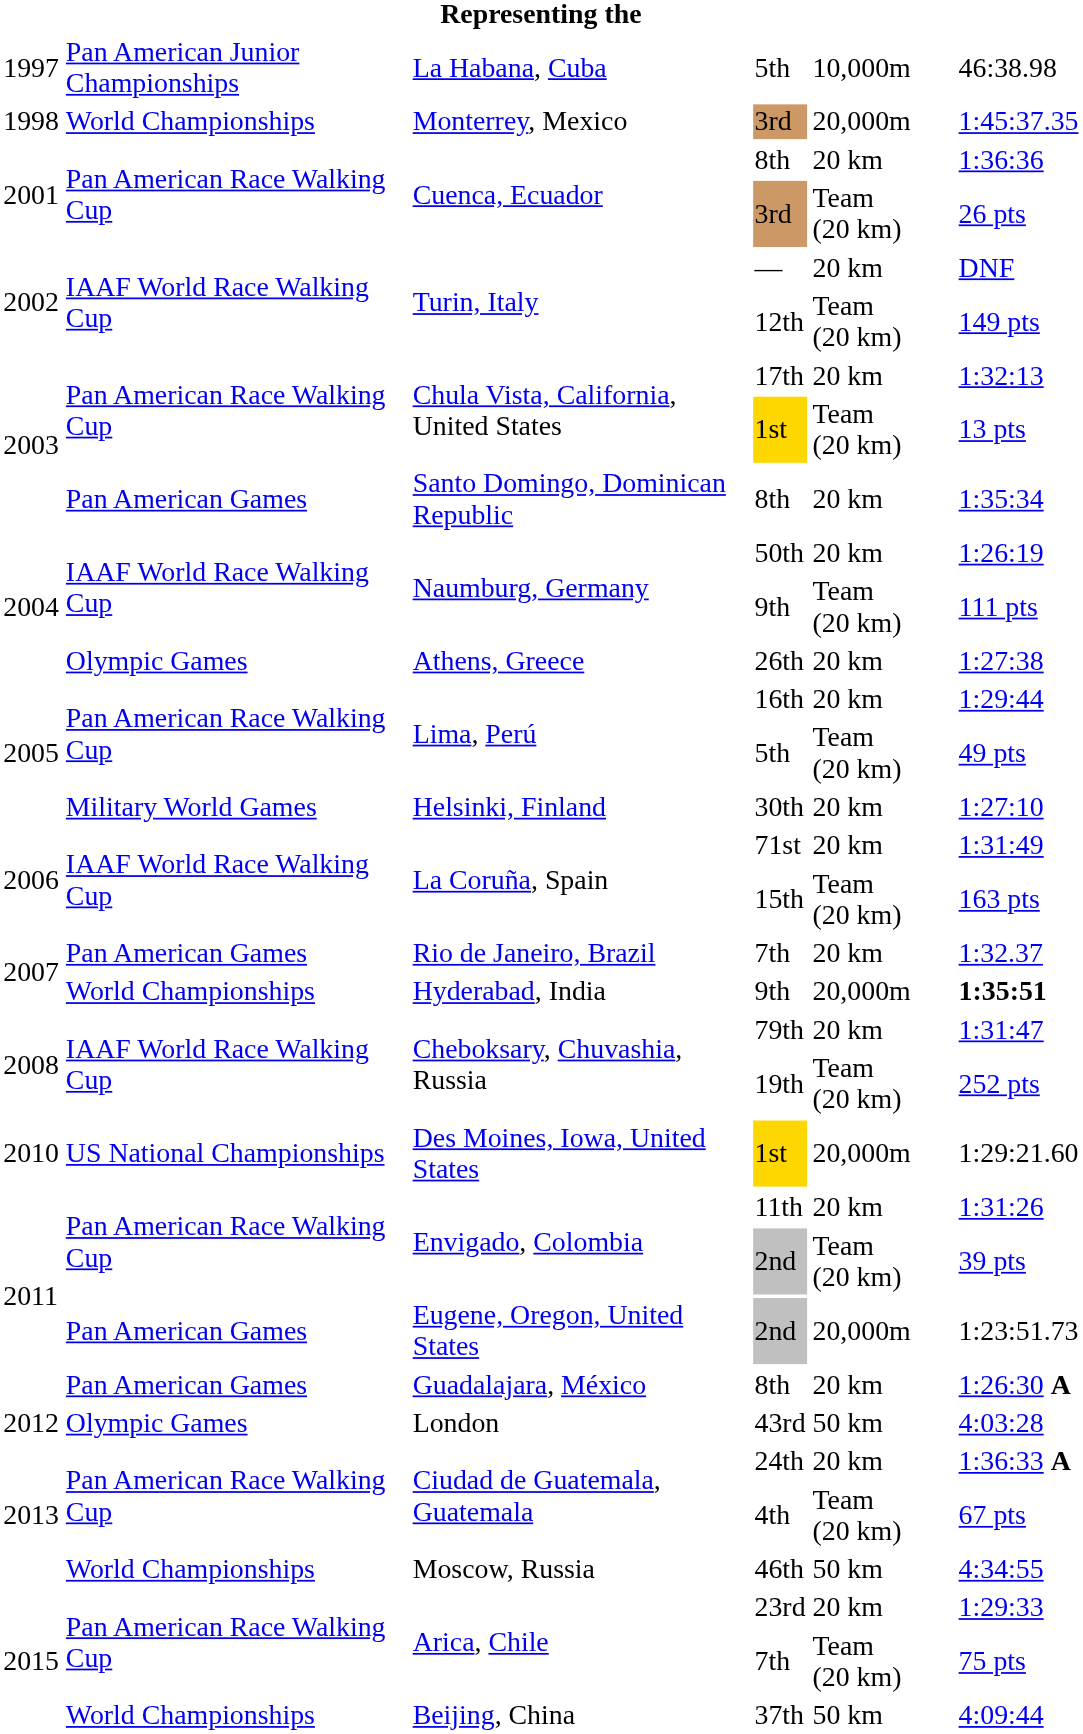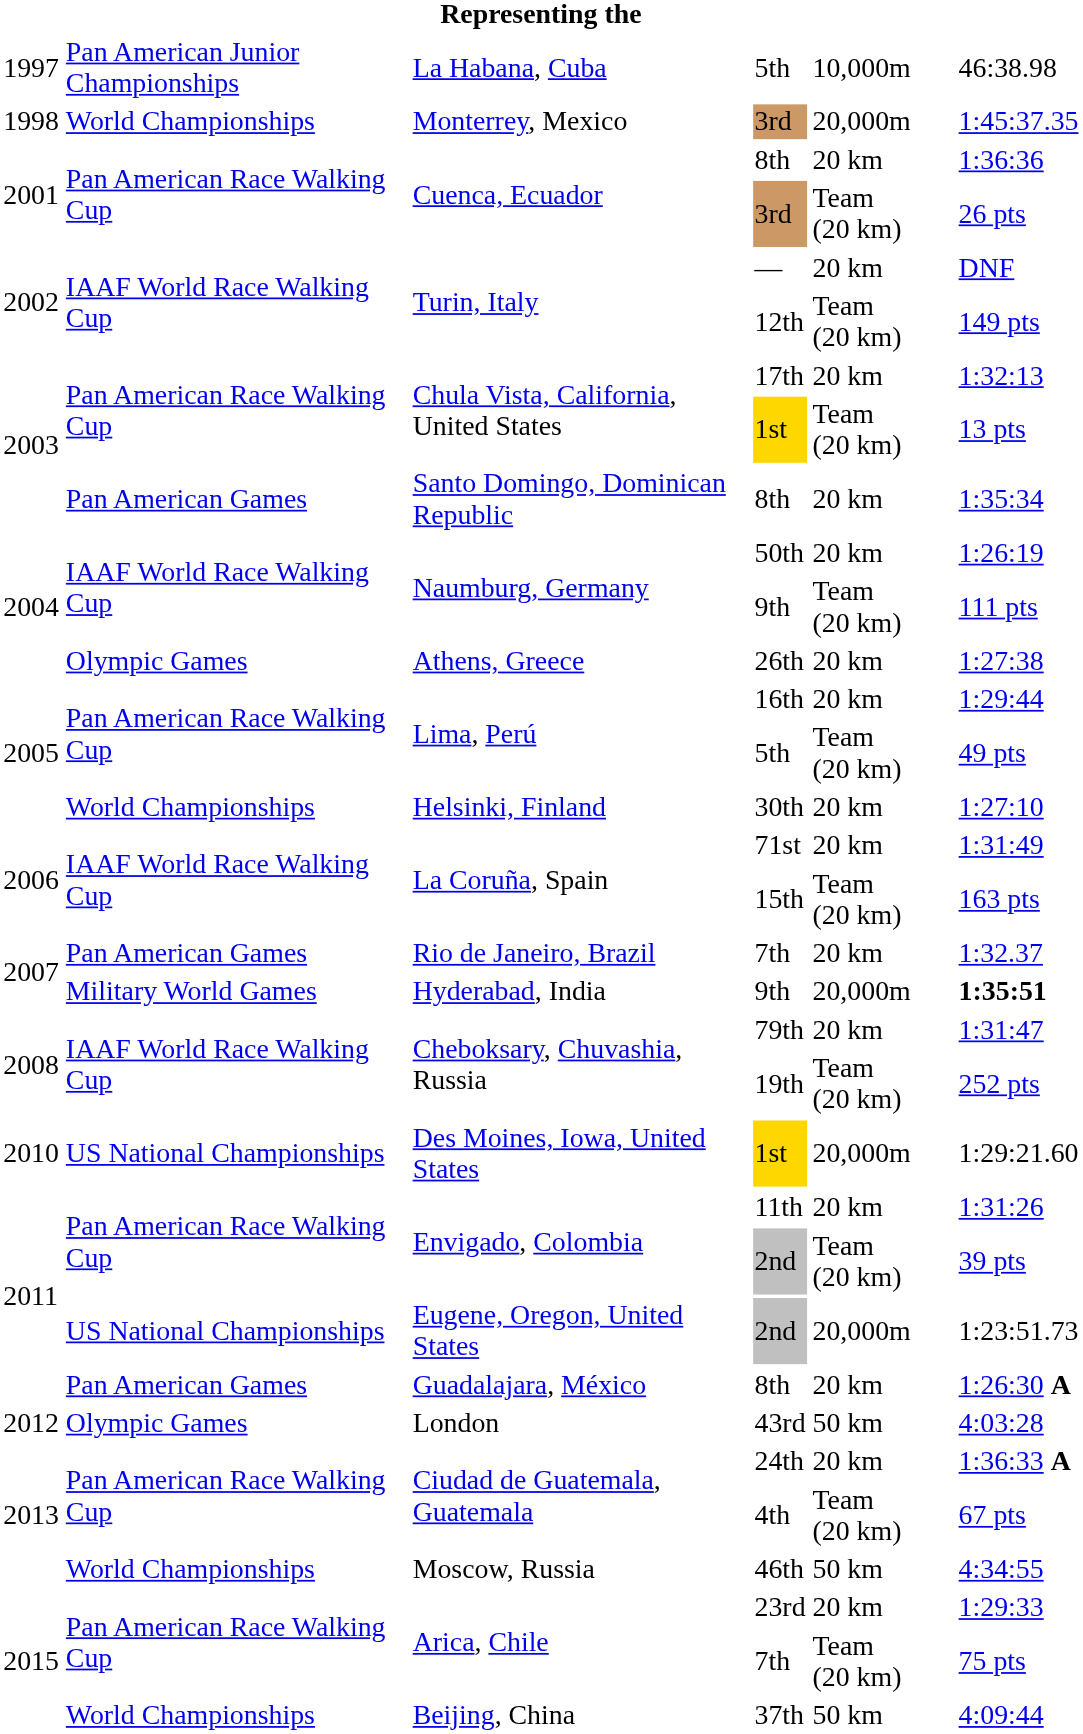(191, 806) Military World Games -> (190, 806) World Championships
(190, 991) World Championships -> (191, 991) Military World Games
(186, 1330) Pan American Games -> (225, 1330) US National Championships
